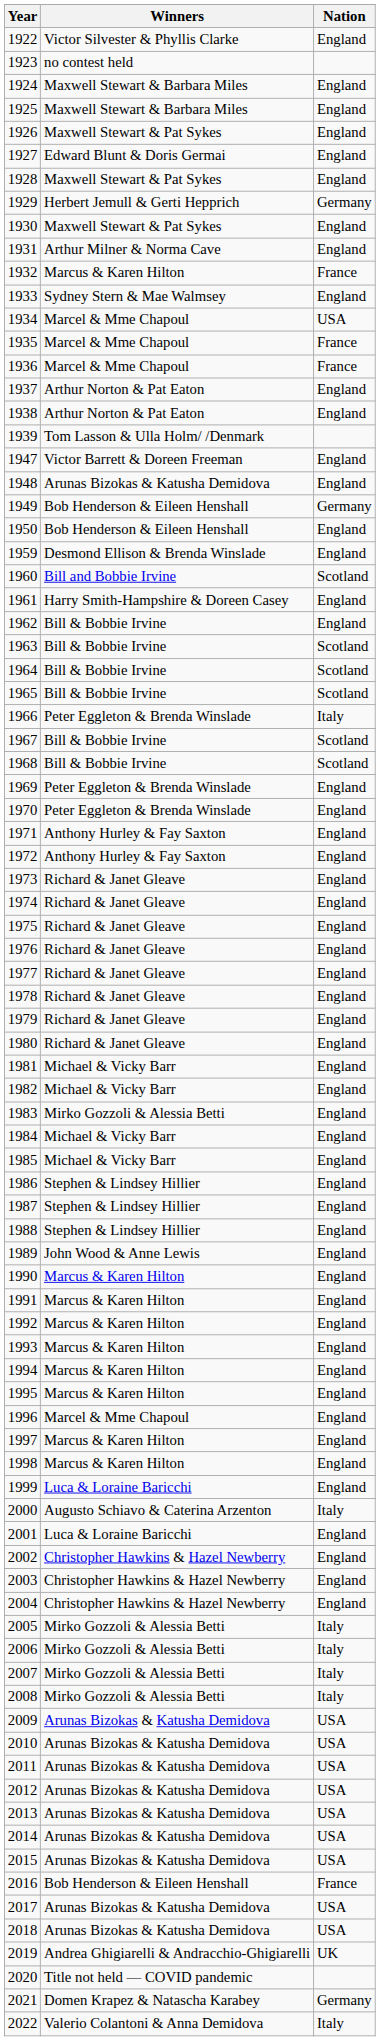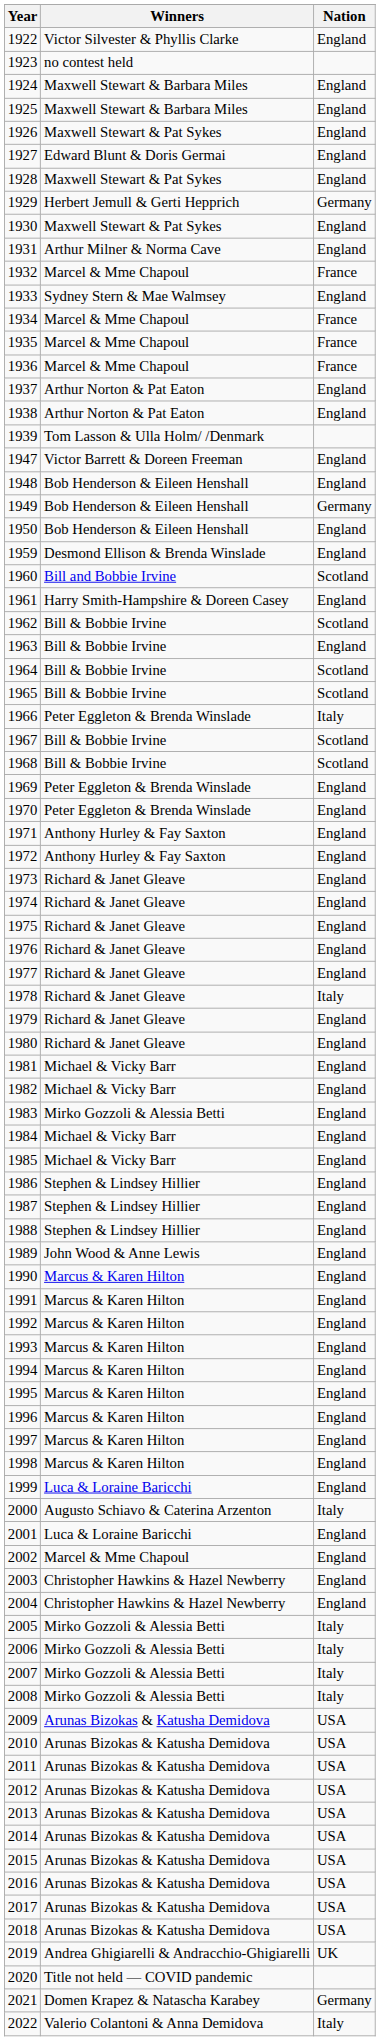(114, 272) Marcus & Karen Hilton -> (117, 272) Marcel & Mme Chapoul
(332, 319) USA -> (337, 319) France
(157, 483) Arunas Bizokas & Katusha Demidova -> (146, 483) Bob Henderson & Eileen Henshall
(341, 623) England -> (343, 623) Scotland
(343, 646) Scotland -> (341, 646) England
(341, 996) England -> (330, 996) Italy
(117, 1416) Marcel & Mme Chapoul -> (114, 1416) Marcus & Karen Hilton
(165, 1556) Christopher Hawkins & Hazel Newberry -> (117, 1556) Marcel & Mme Chapoul
(146, 1883) Bob Henderson & Eileen Henshall -> (157, 1883) Arunas Bizokas & Katusha Demidova
(337, 1883) France -> (332, 1883) USA
